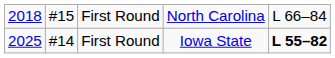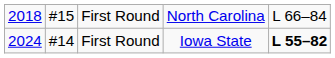(25, 40) 2025 -> (25, 40) 2024
